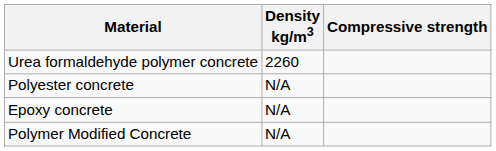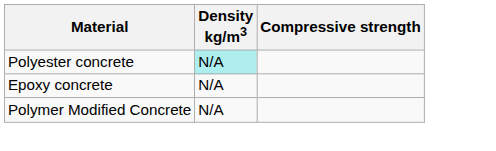- row: (133, 61)
(278, 85) no background -> (211, 61) paleturquoise background
